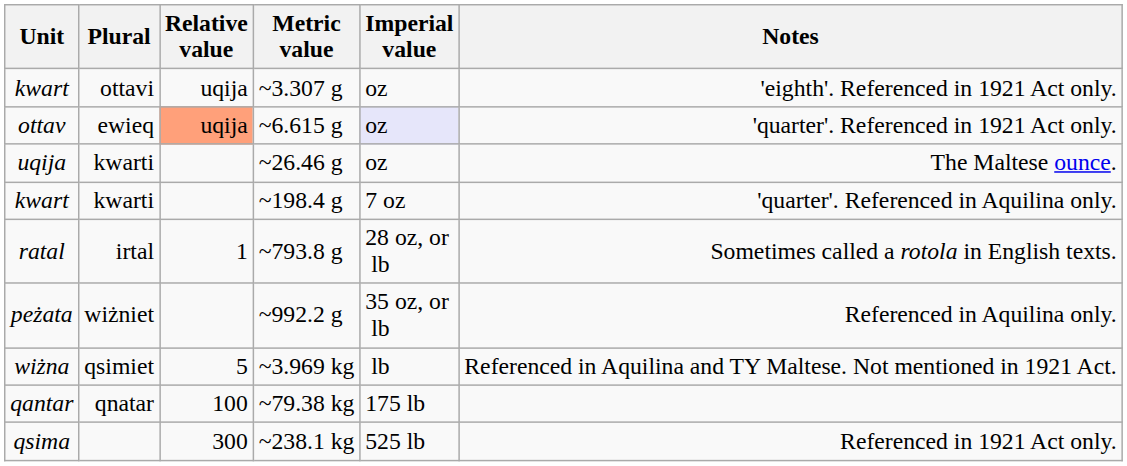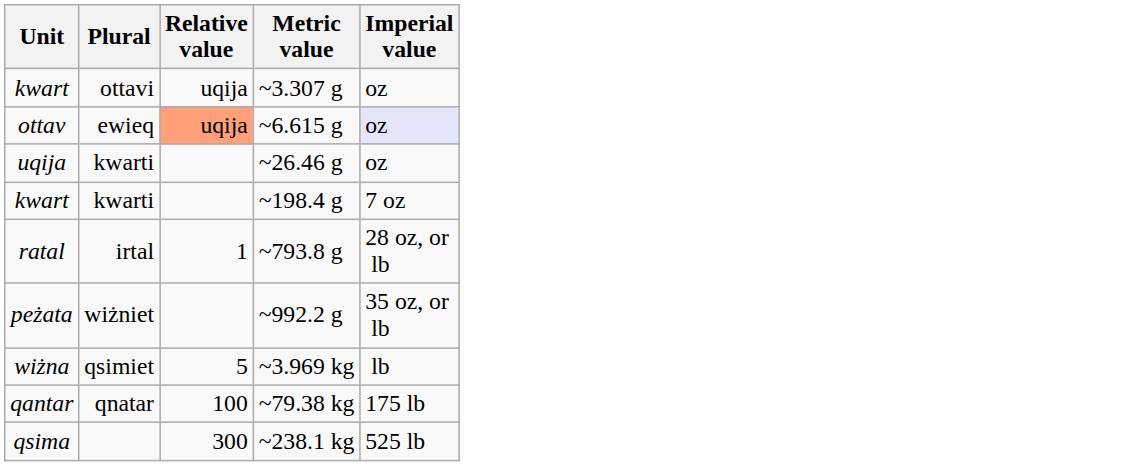- column: (791, 36)
